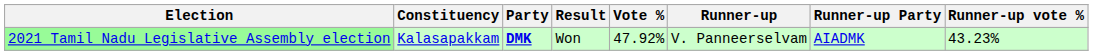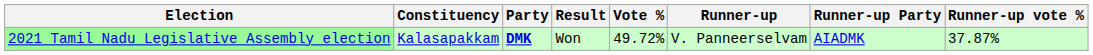(639, 39) 47.92% -> (639, 39) 49.72%
(974, 39) 43.23% -> (974, 39) 37.87%
